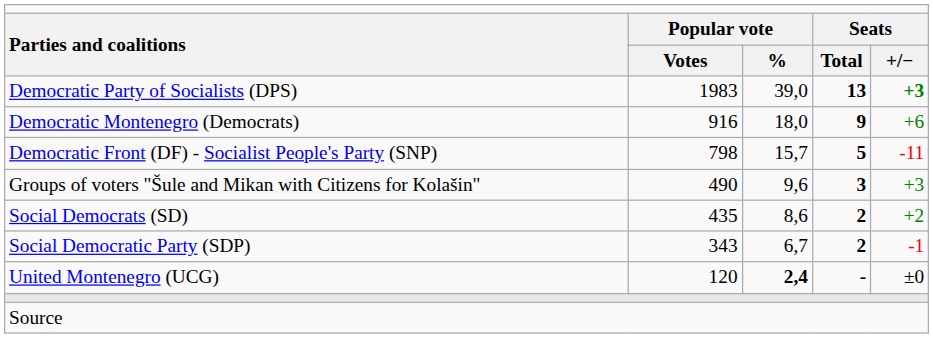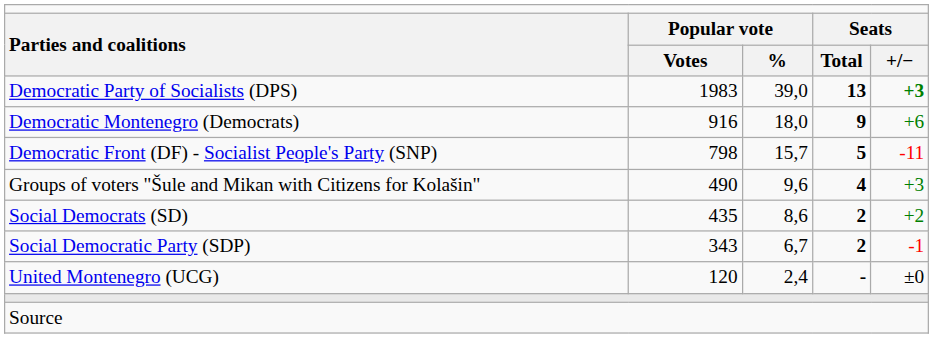(861, 183) 3 -> (861, 183) 4
(796, 277) bold -> (796, 277) normal
